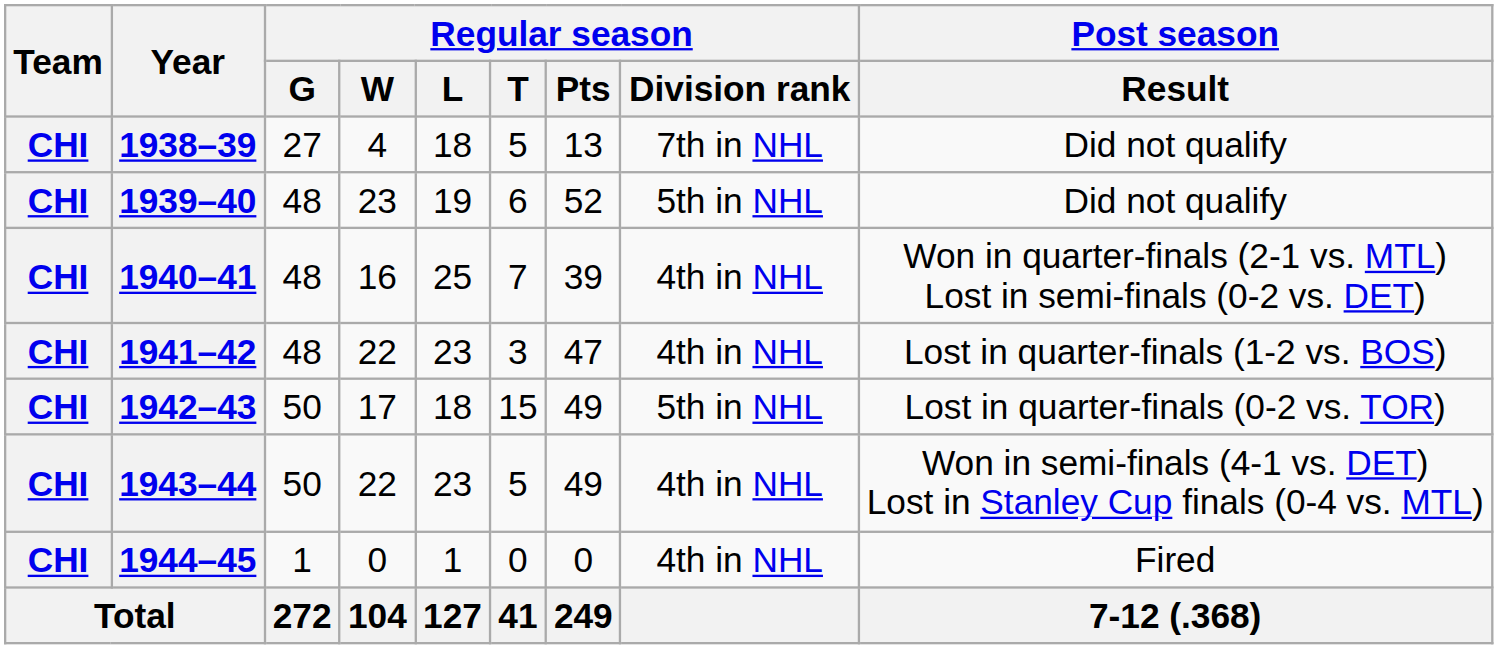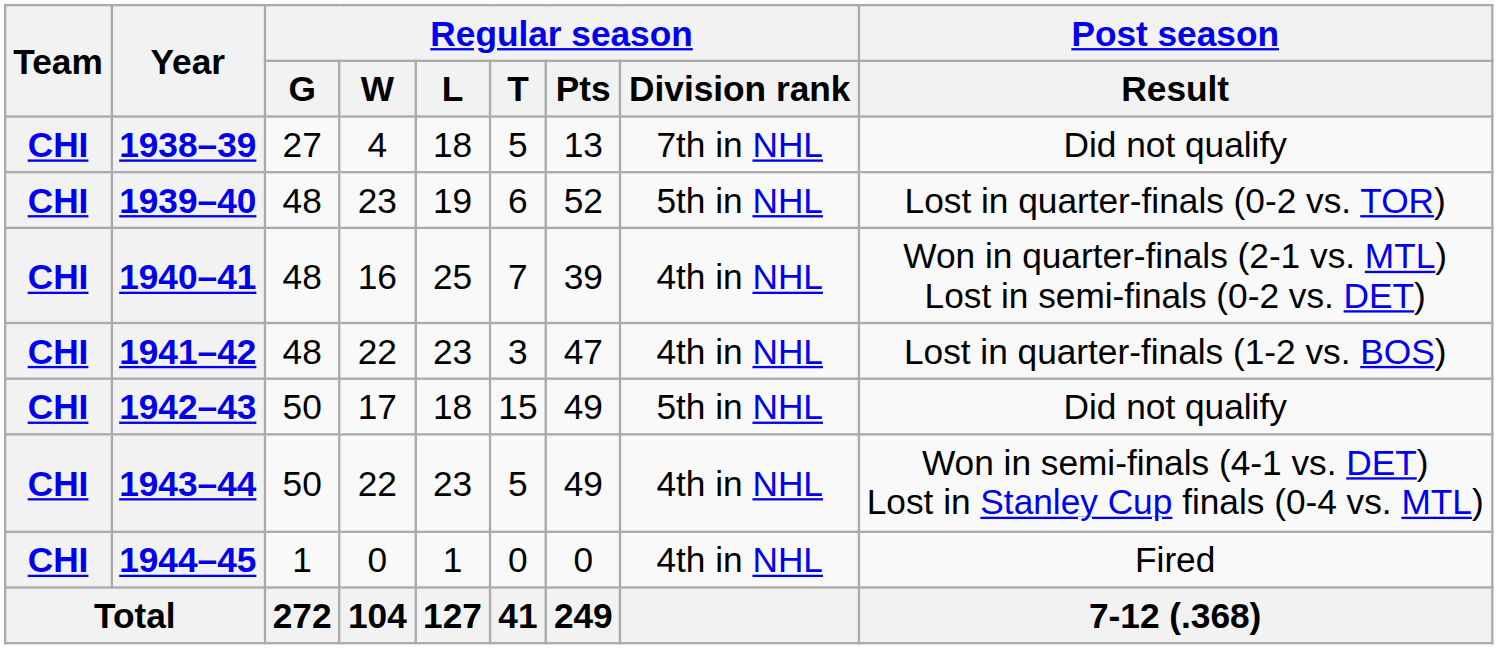(1175, 201) Did not qualify -> (1175, 201) Lost in quarter-finals (0-2 vs. TOR)
(1175, 408) Lost in quarter-finals (0-2 vs. TOR) -> (1175, 408) Did not qualify
